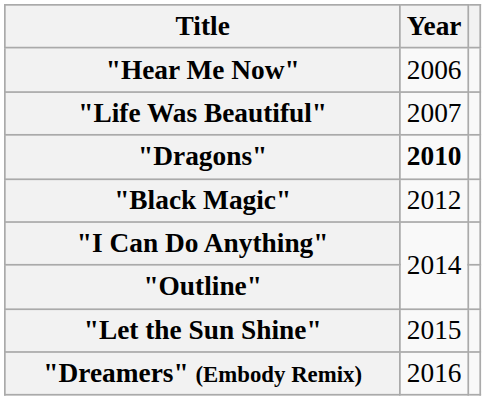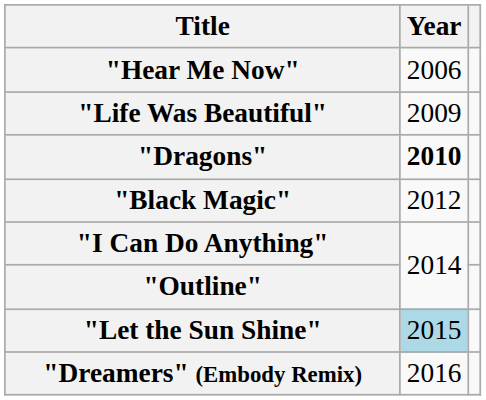(434, 112) 2007 -> (434, 112) 2009
(434, 329) no background -> (434, 329) lightblue background
